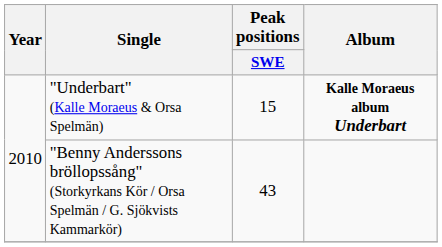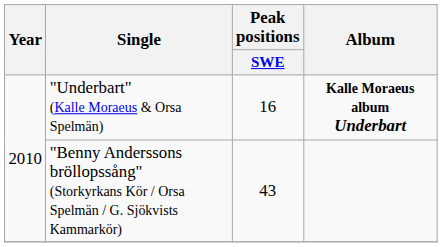(268, 107) 15 -> (268, 107) 16
